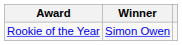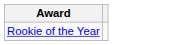- column: (138, 13)
